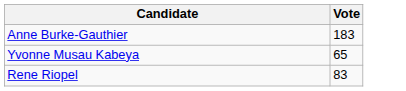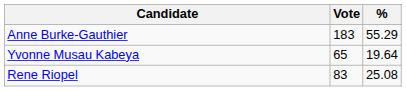+ column: (382, 14)
